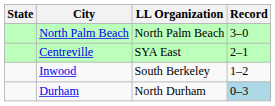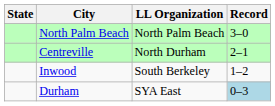(158, 52) SYA East -> (170, 52) North Durham
(170, 91) North Durham -> (158, 91) SYA East
